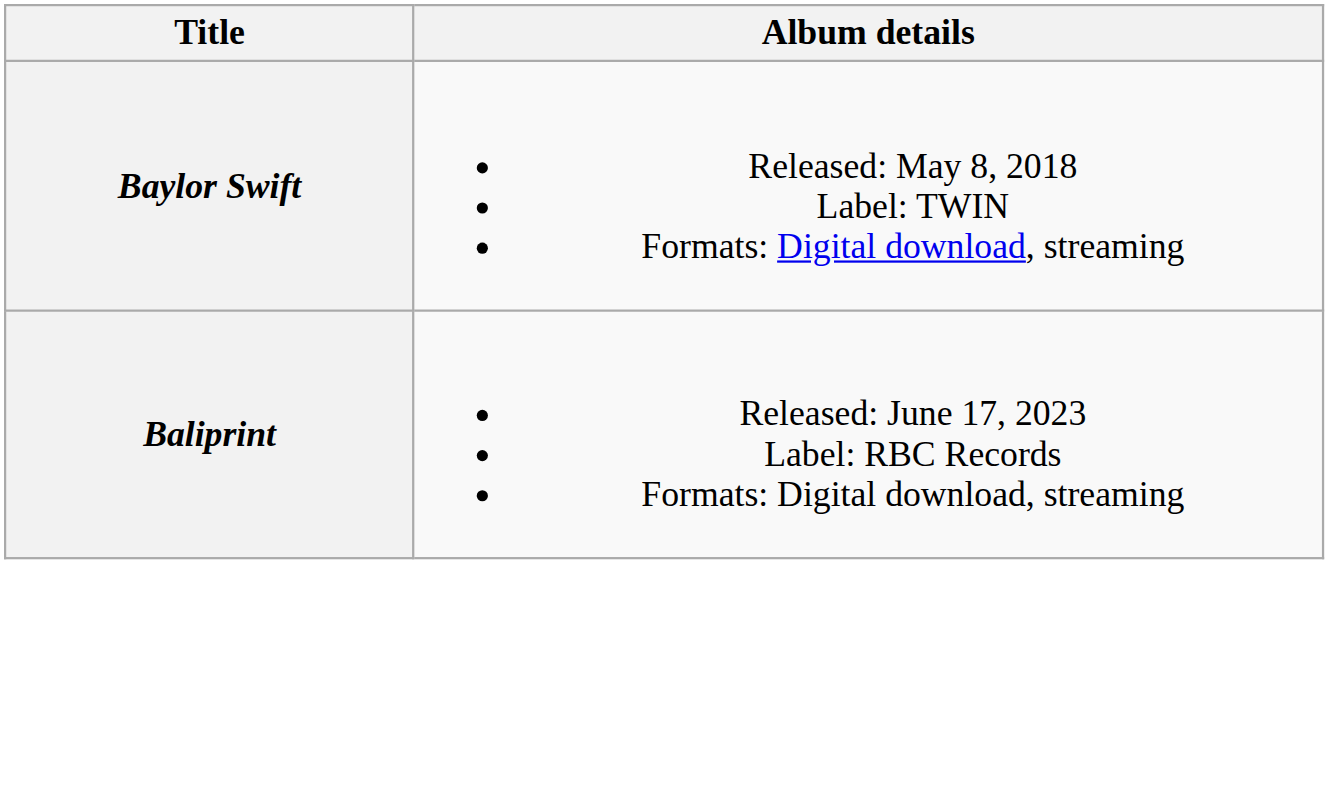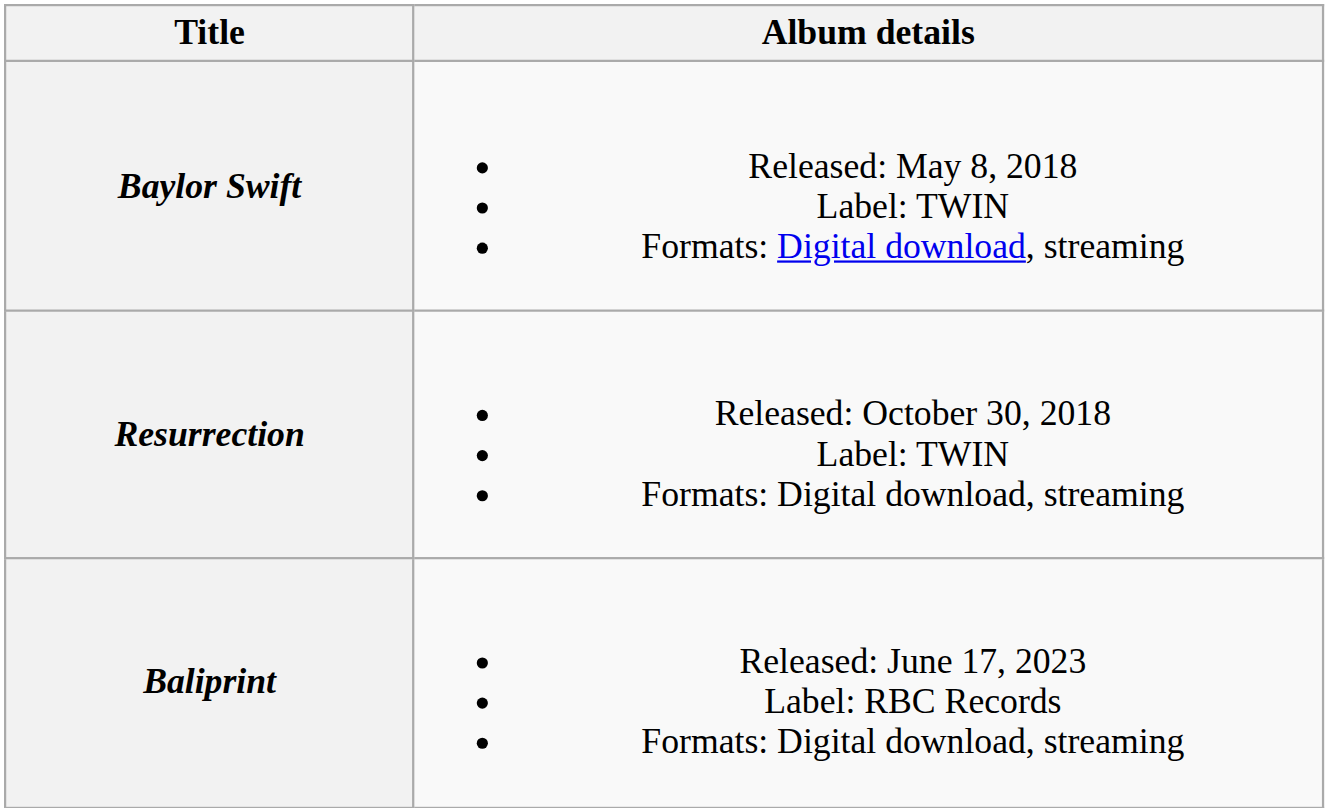+ row: (210, 433)
